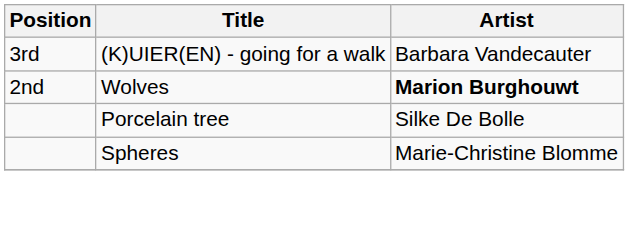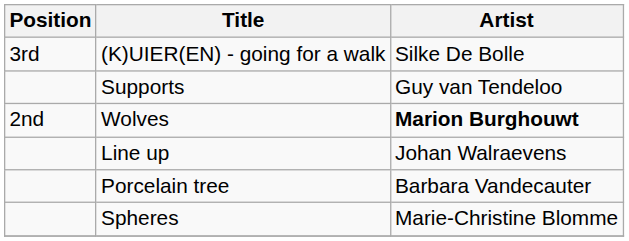(493, 53) Barbara Vandecauter -> (460, 53) Silke De Bolle
+ row: (143, 86)
+ row: (135, 152)
(460, 119) Silke De Bolle -> (493, 185) Barbara Vandecauter
